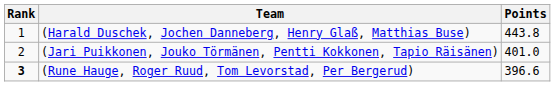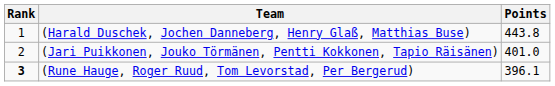(522, 71) 396.6 -> (522, 71) 396.1
